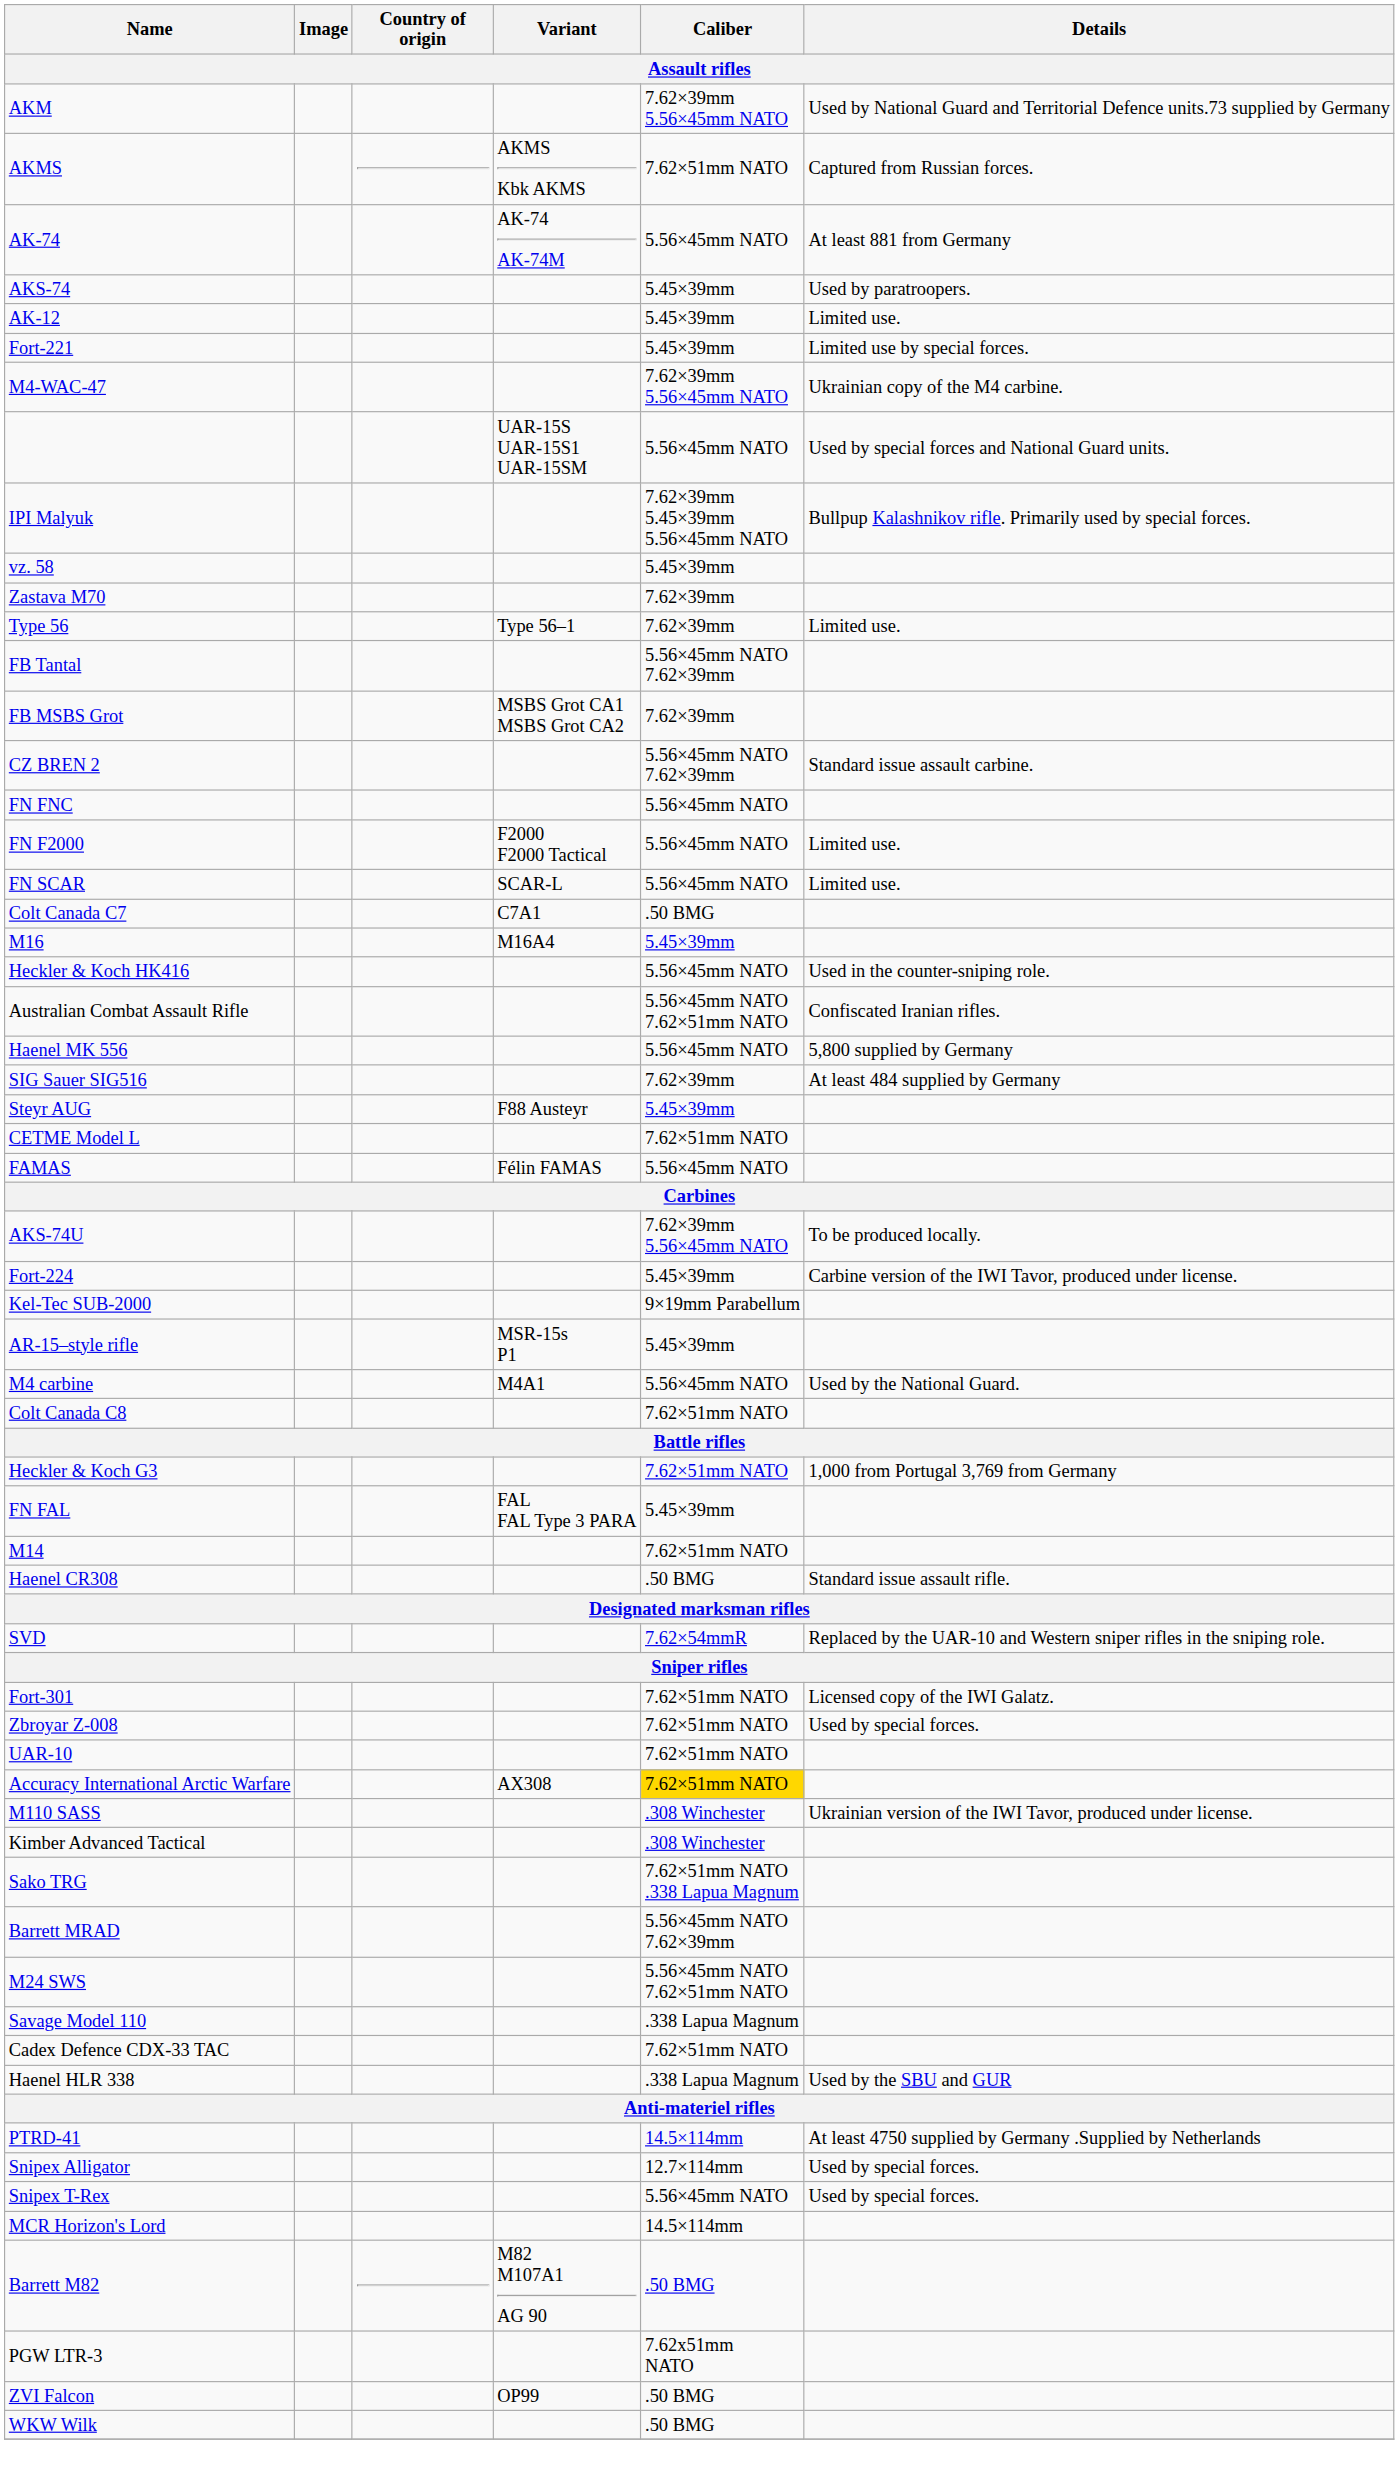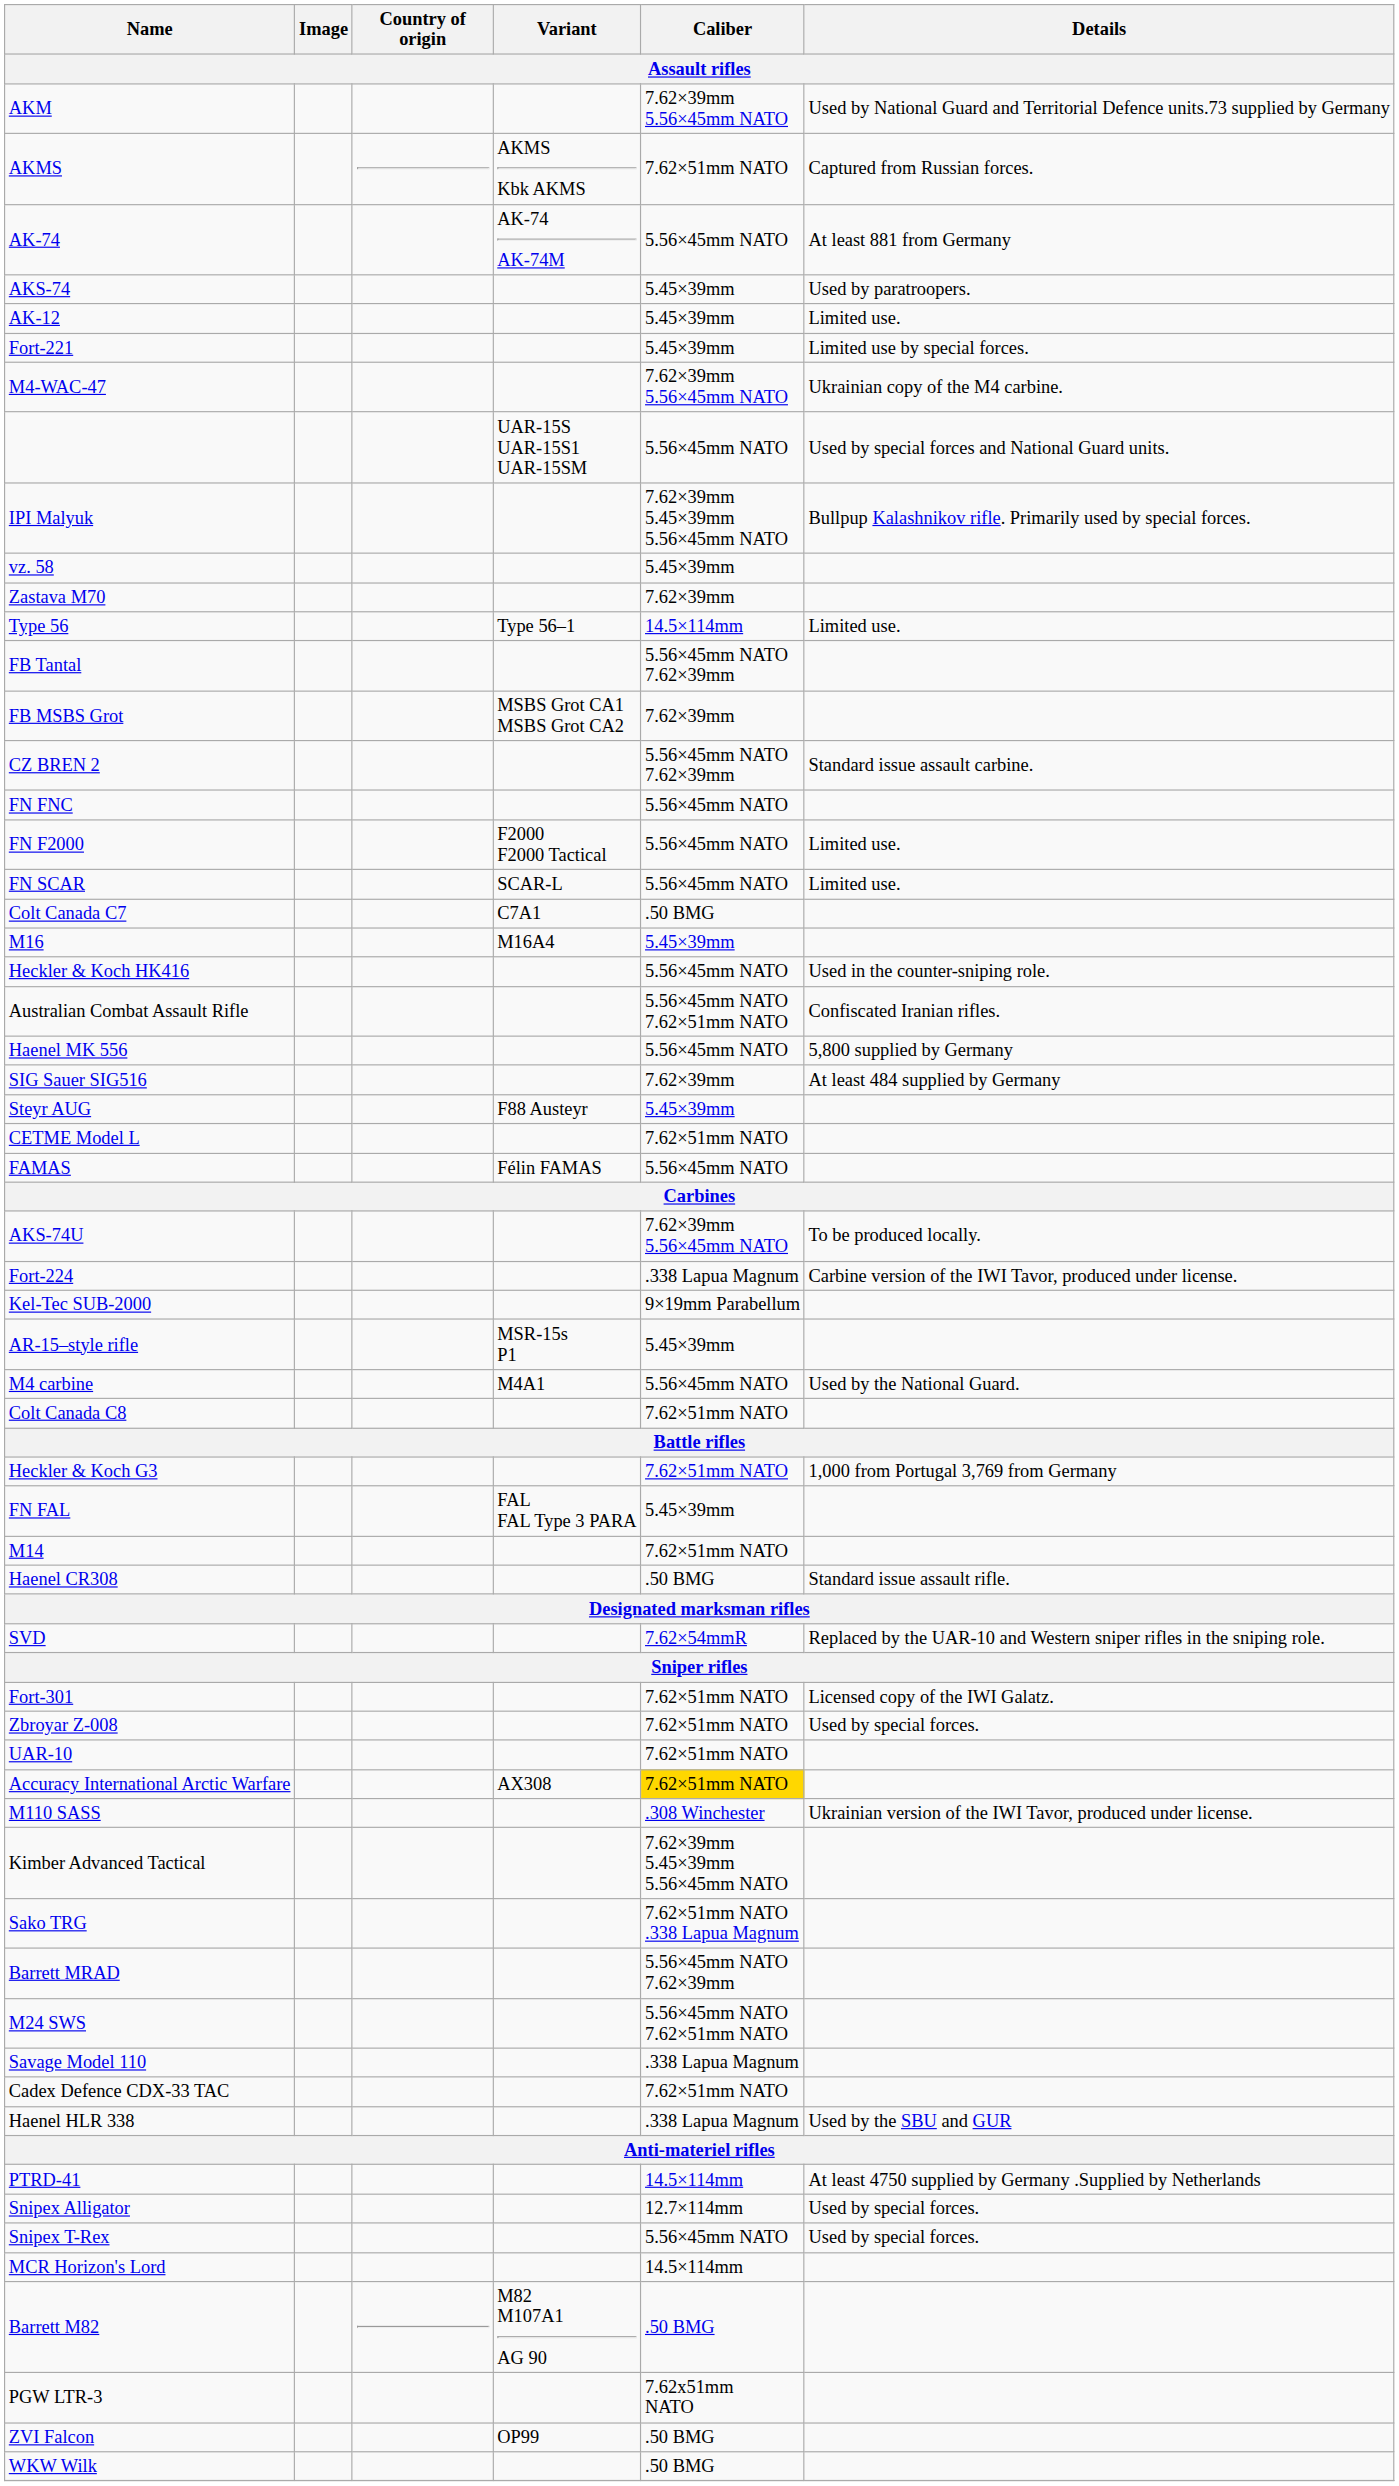(690, 626) 7.62×39mm -> (694, 626) 14.5×114mm
(690, 1275) 5.45×39mm -> (722, 1275) .338 Lapua Magnum
(705, 1842) .308 Winchester -> (717, 1862) 7.62×39mm 5.45×39mm 5.56×45mm NATO
